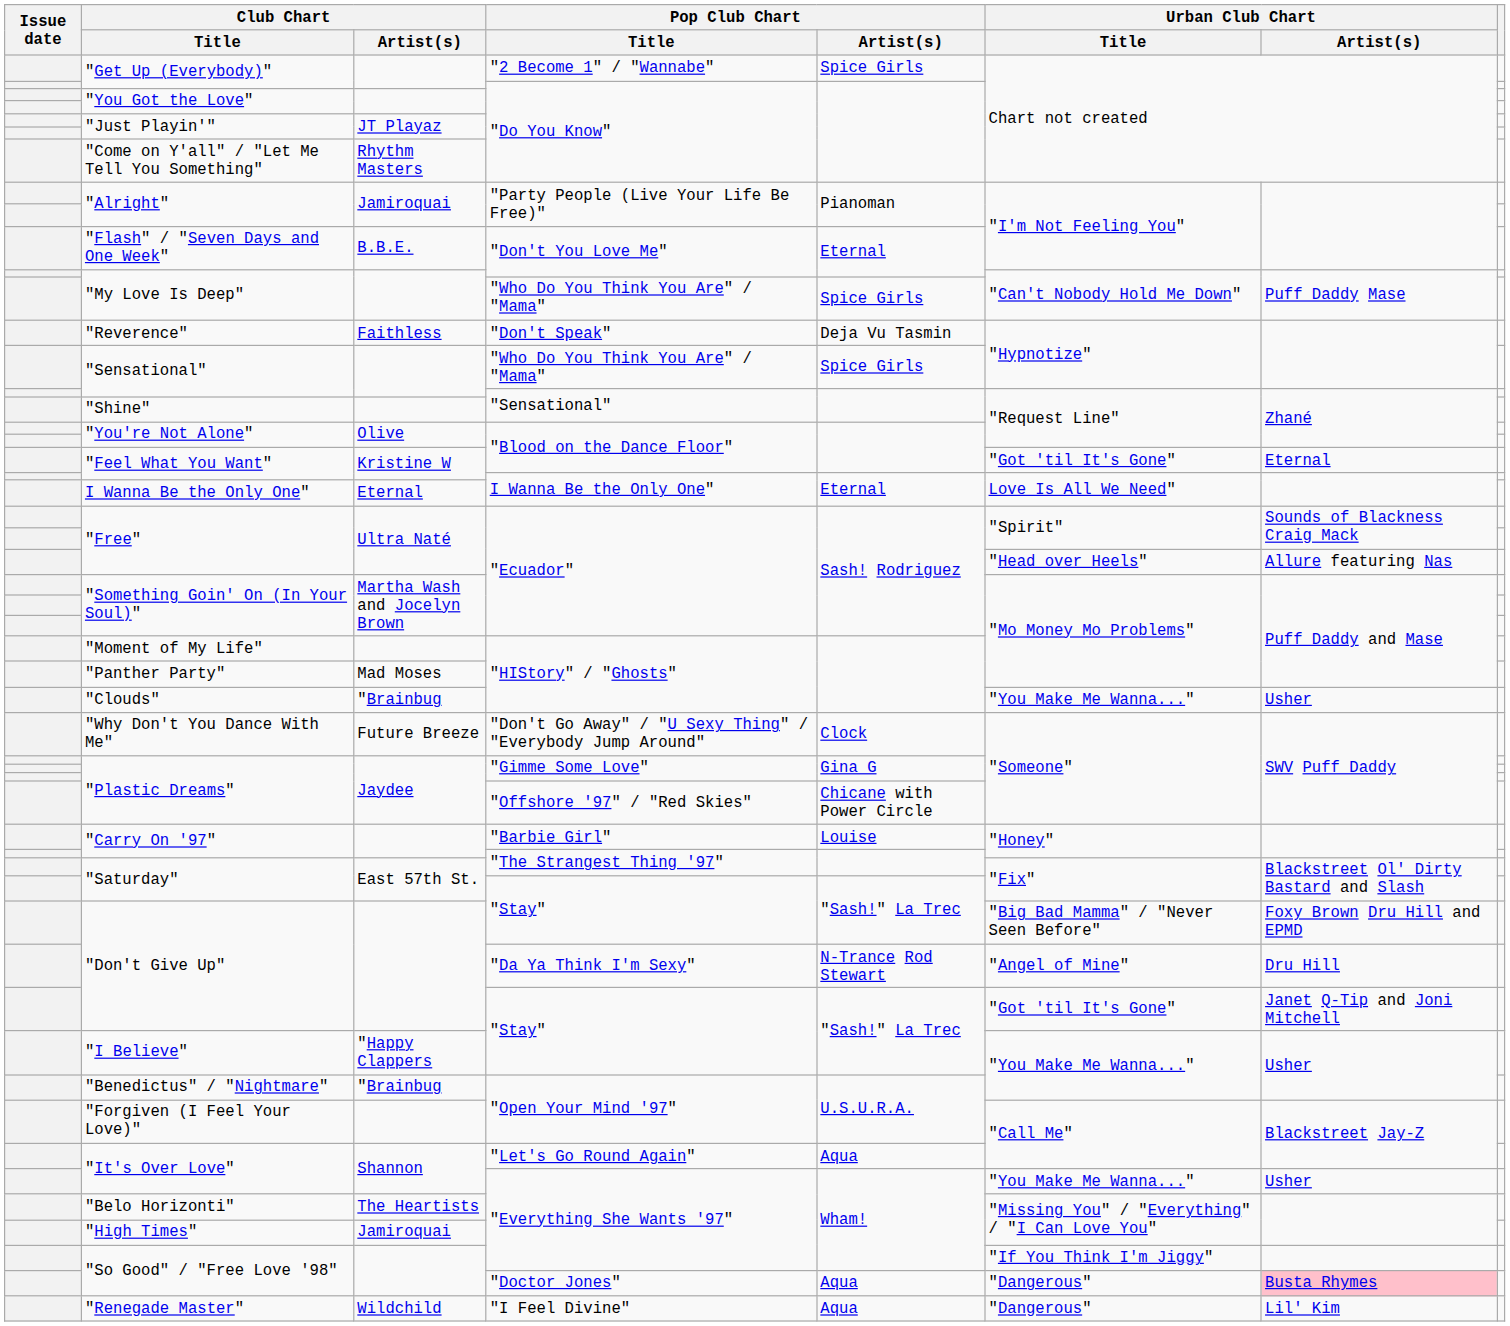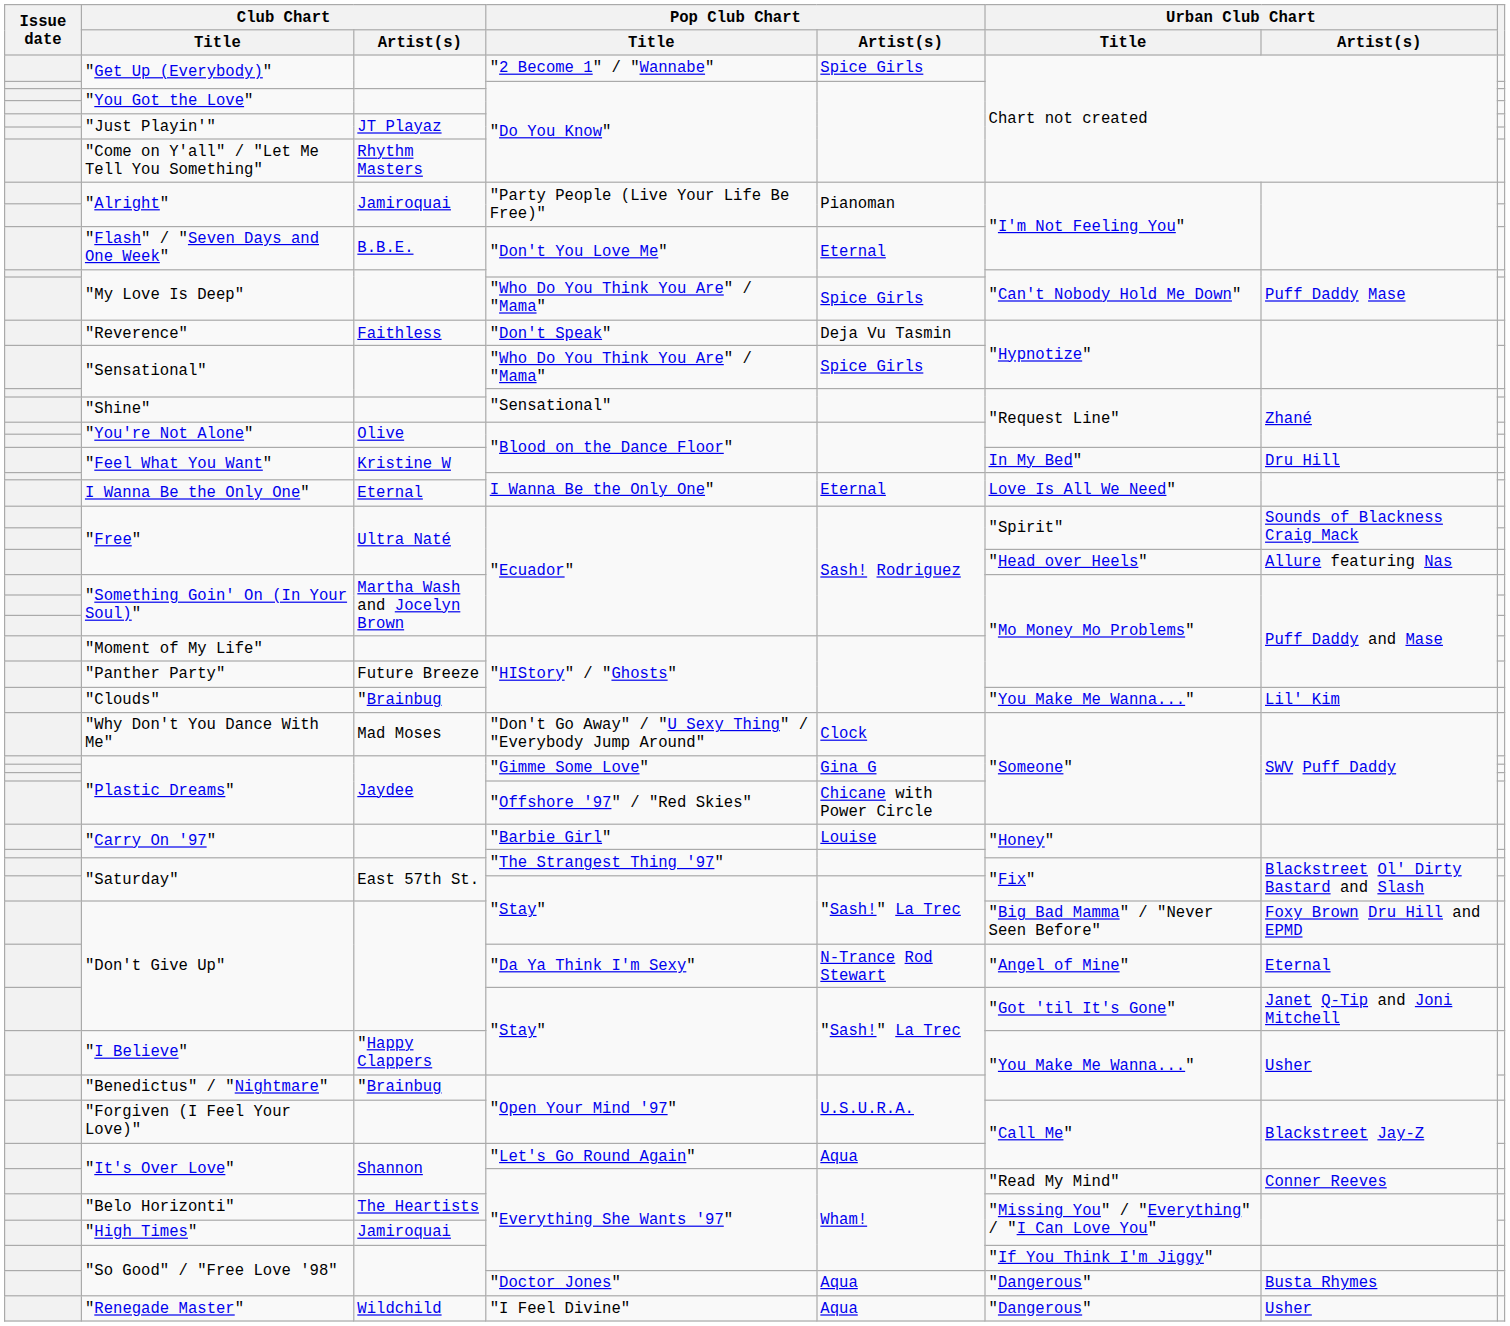(1082, 460) "Got 'til It's Gone" -> (1035, 460) In My Bed"
(1298, 460) Eternal -> (1303, 460) Dru Hill
(399, 674) Mad Moses -> (418, 674) Future Breeze
(1288, 700) Usher -> (1303, 700) Lil' Kim
(418, 734) Future Breeze -> (399, 734) Mad Moses
(1303, 966) Dru Hill -> (1298, 966) Eternal
(1092, 1181) "You Make Me Wanna..." -> (1054, 1181) "Read My Mind"
(1288, 1181) Usher -> (1326, 1181) Conner Reeves
(1321, 1283) pink background -> (1321, 1283) no background
(1303, 1309) Lil' Kim -> (1288, 1309) Usher
